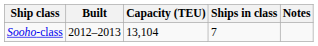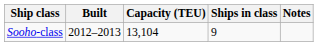(214, 32) 7 -> (214, 32) 9
